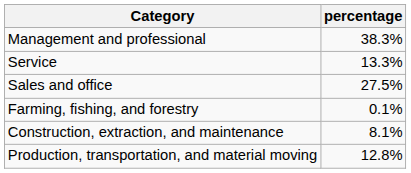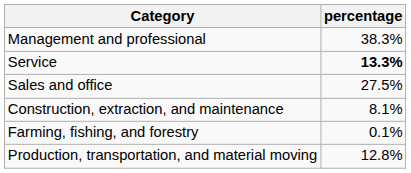(382, 62) normal -> (382, 62) bold
rows swapped: (103, 109) <-> (146, 132)
